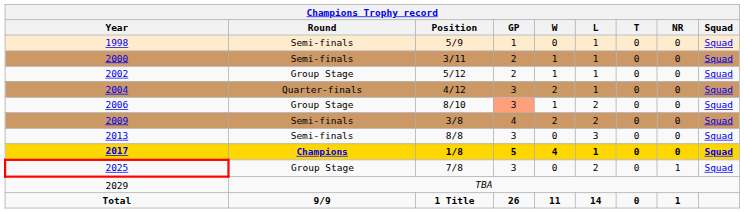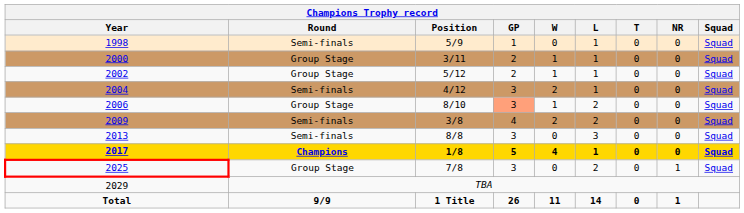(322, 58) Semi-finals -> (322, 58) Group Stage
(322, 89) Quarter-finals -> (322, 89) Semi-finals
